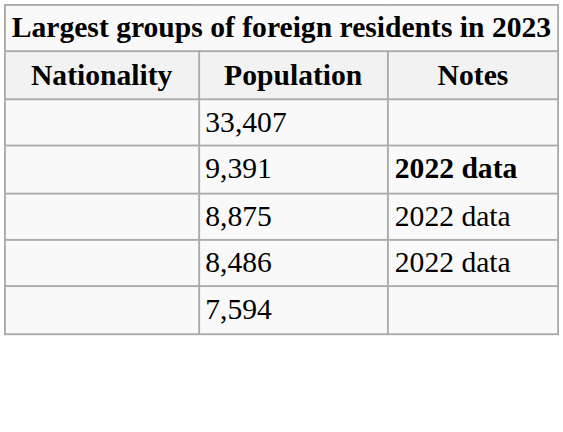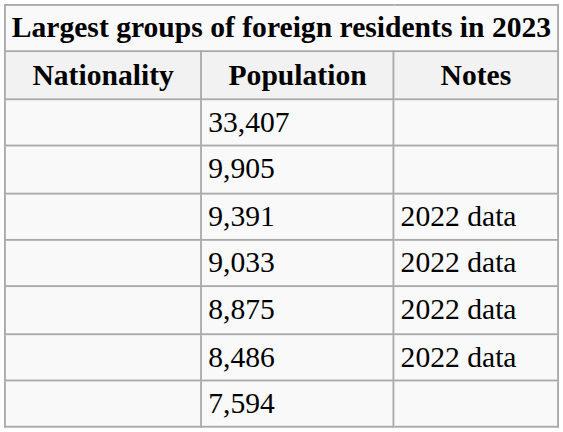+ row: (242, 168)
(456, 168) bold -> (459, 215) normal
+ row: (242, 262)
